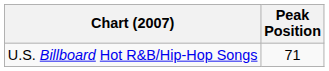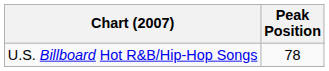(293, 54) 71 -> (293, 54) 78
